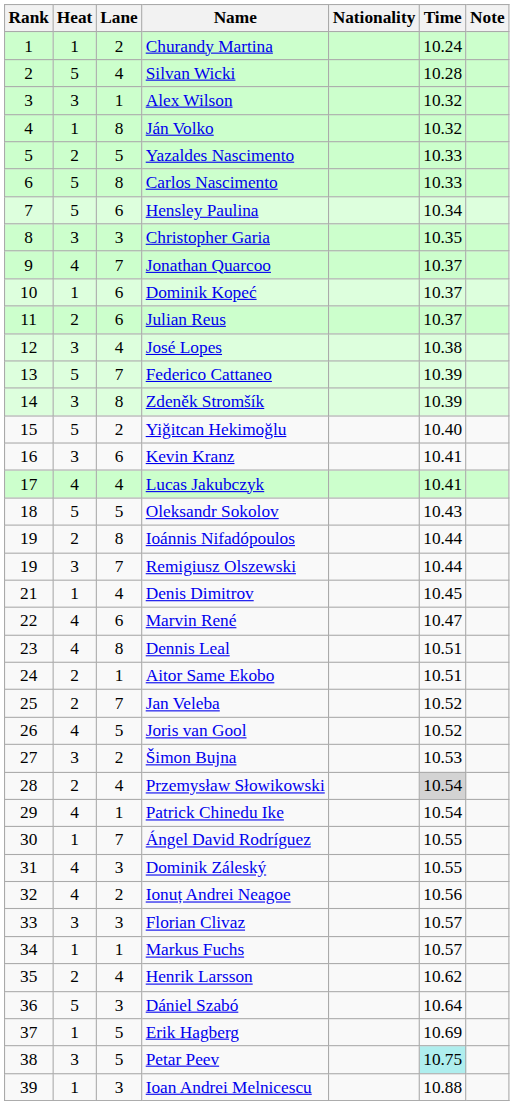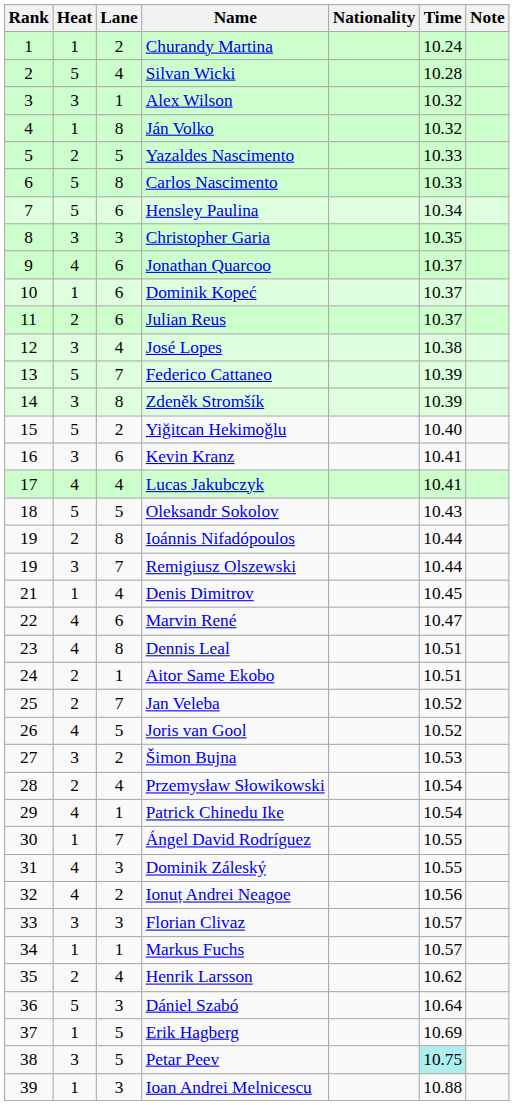(119, 264) 7 -> (119, 264) 6
(443, 785) lightgrey background -> (443, 785) no background
